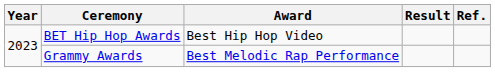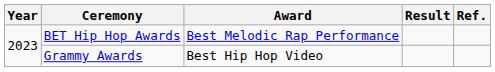(255, 35) Best Hip Hop Video -> (293, 35) Best Melodic Rap Performance
(293, 56) Best Melodic Rap Performance -> (255, 56) Best Hip Hop Video
